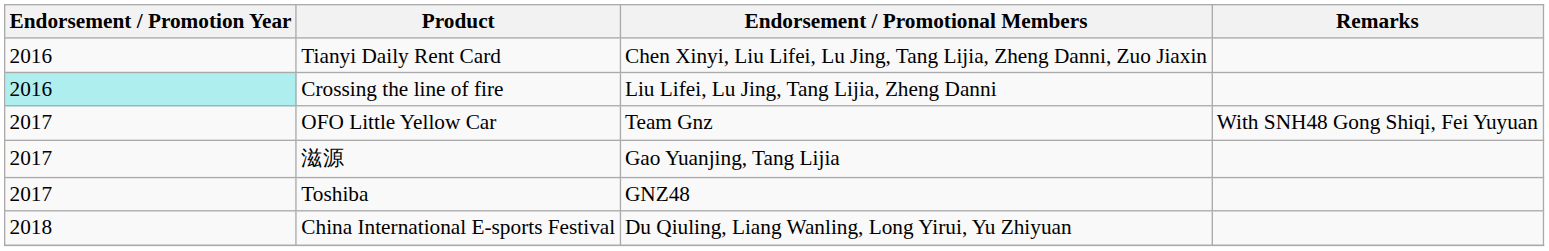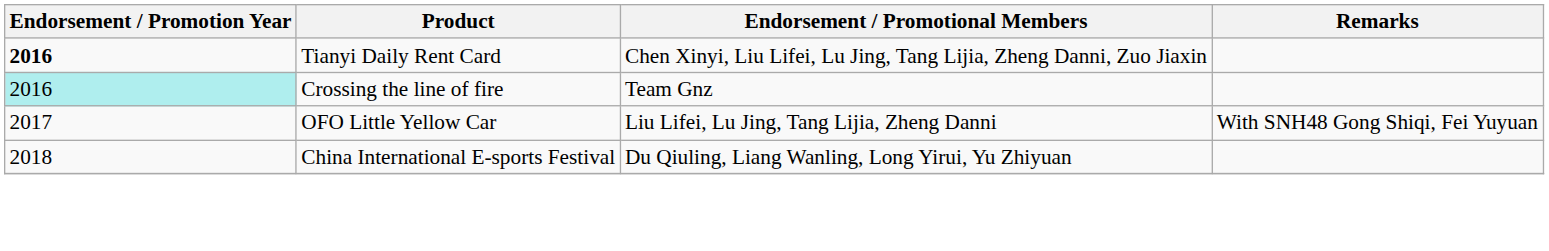(31, 55) normal -> (31, 55) bold
(811, 88) Liu Lifei, Lu Jing, Tang Lijia, Zheng Danni -> (669, 88) Team Gnz
(669, 122) Team Gnz -> (811, 122) Liu Lifei, Lu Jing, Tang Lijia, Zheng Danni
- row: (323, 157)
- row: (335, 194)
